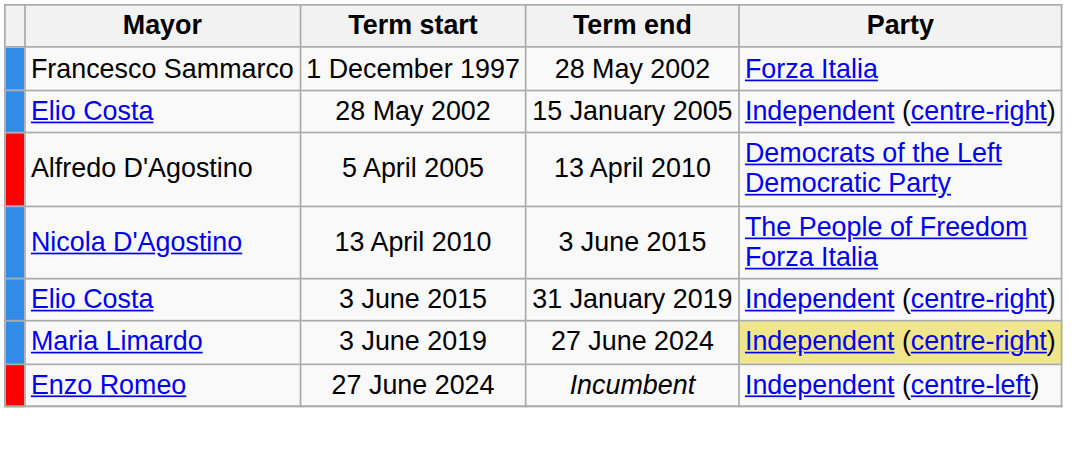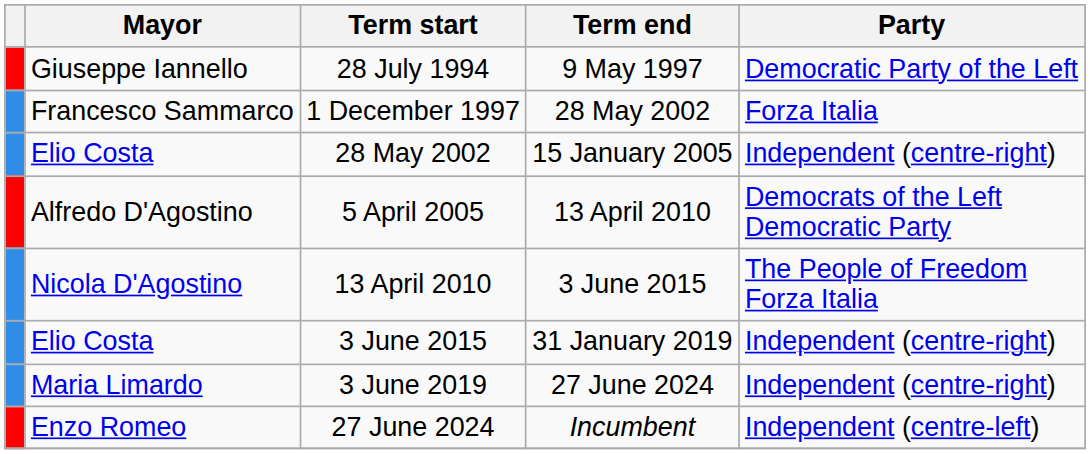+ row: (413, 68)
(900, 342) khaki background -> (900, 384) no background
